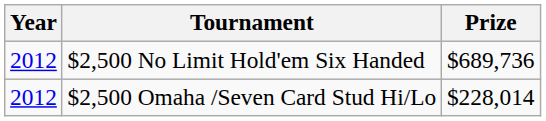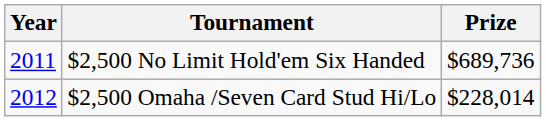(33, 60) 2012 -> (33, 60) 2011
